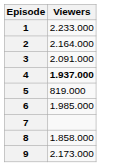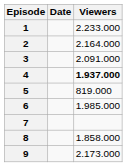+ column: (61, 12)
